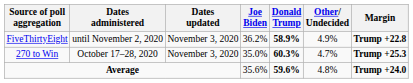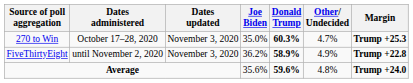rows swapped: (37, 55) <-> (37, 39)
